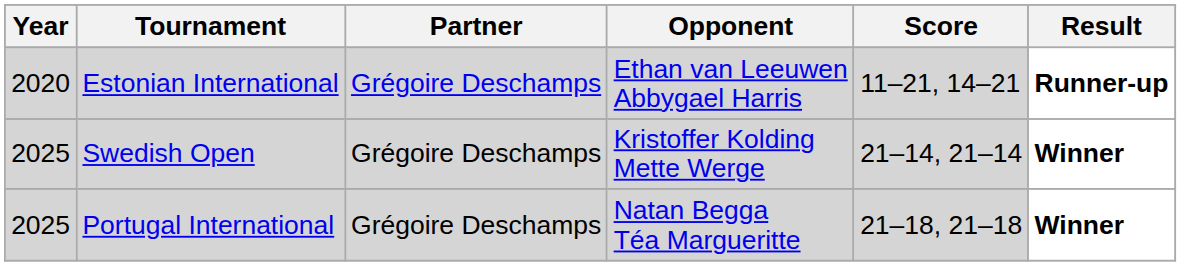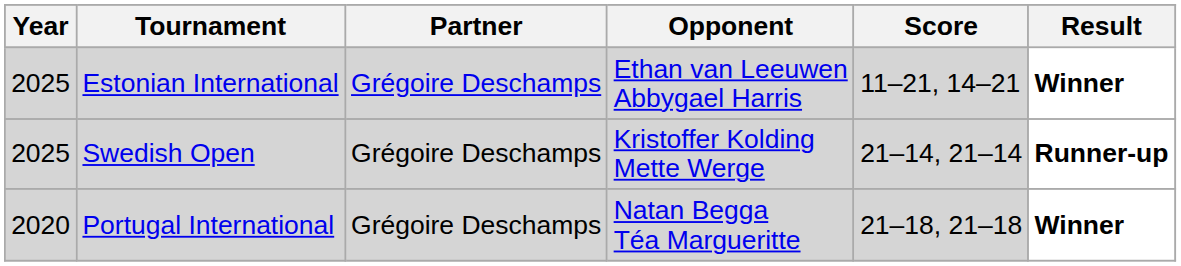(41, 83) 2020 -> (41, 83) 2025
(1101, 83) Runner-up -> (1079, 83) Winner
(1079, 154) Winner -> (1101, 154) Runner-up
(41, 225) 2025 -> (41, 225) 2020
